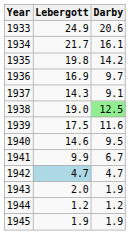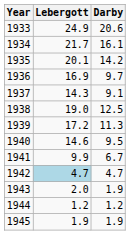(77, 61) 19.8 -> (77, 61) 20.1
(111, 109) lightgreen background -> (111, 109) no background
(77, 125) 17.5 -> (77, 125) 17.2
(111, 125) 11.6 -> (111, 125) 11.3
